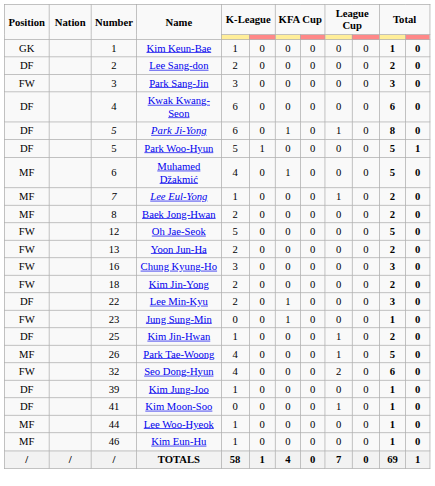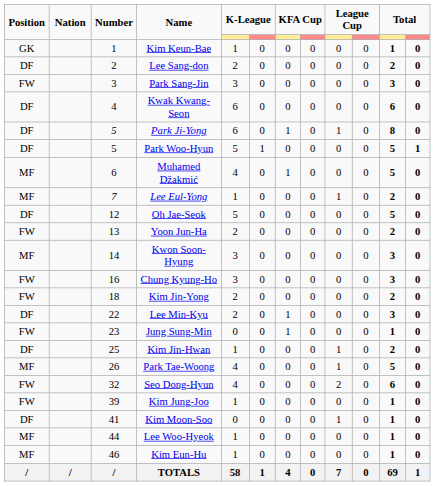- row: (179, 214)
(27, 231) FW -> (27, 214) DF
+ row: (179, 255)
(27, 389) DF -> (27, 402) FW
